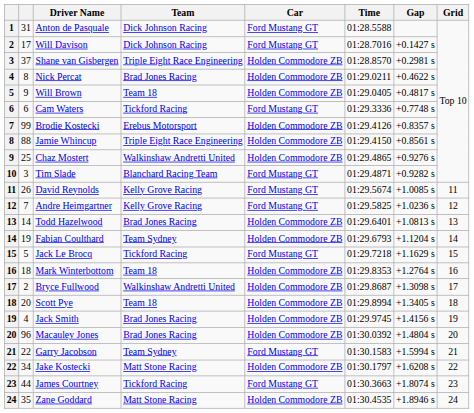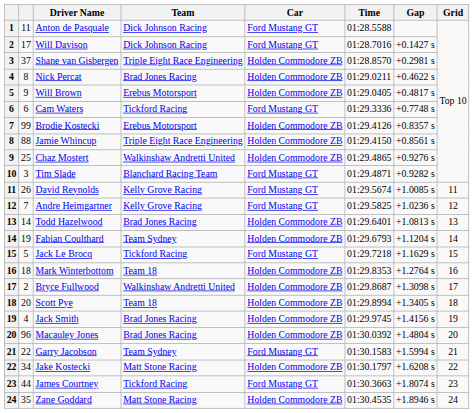(26, 28) 31 -> (26, 28) 11
(140, 92) Team 18 -> (160, 92) Erebus Motorsport
